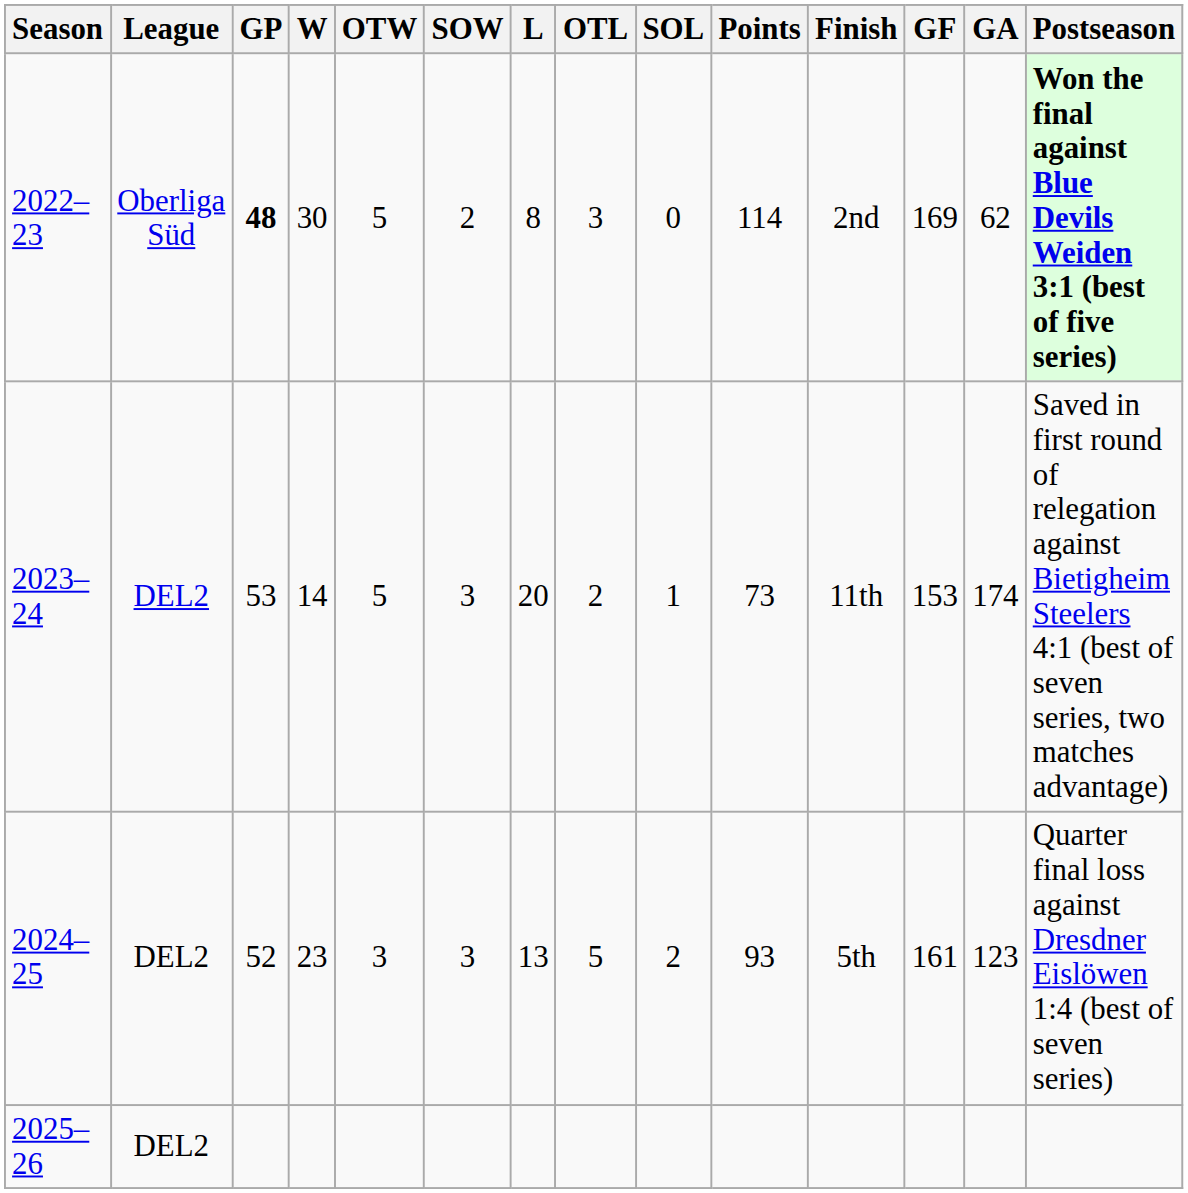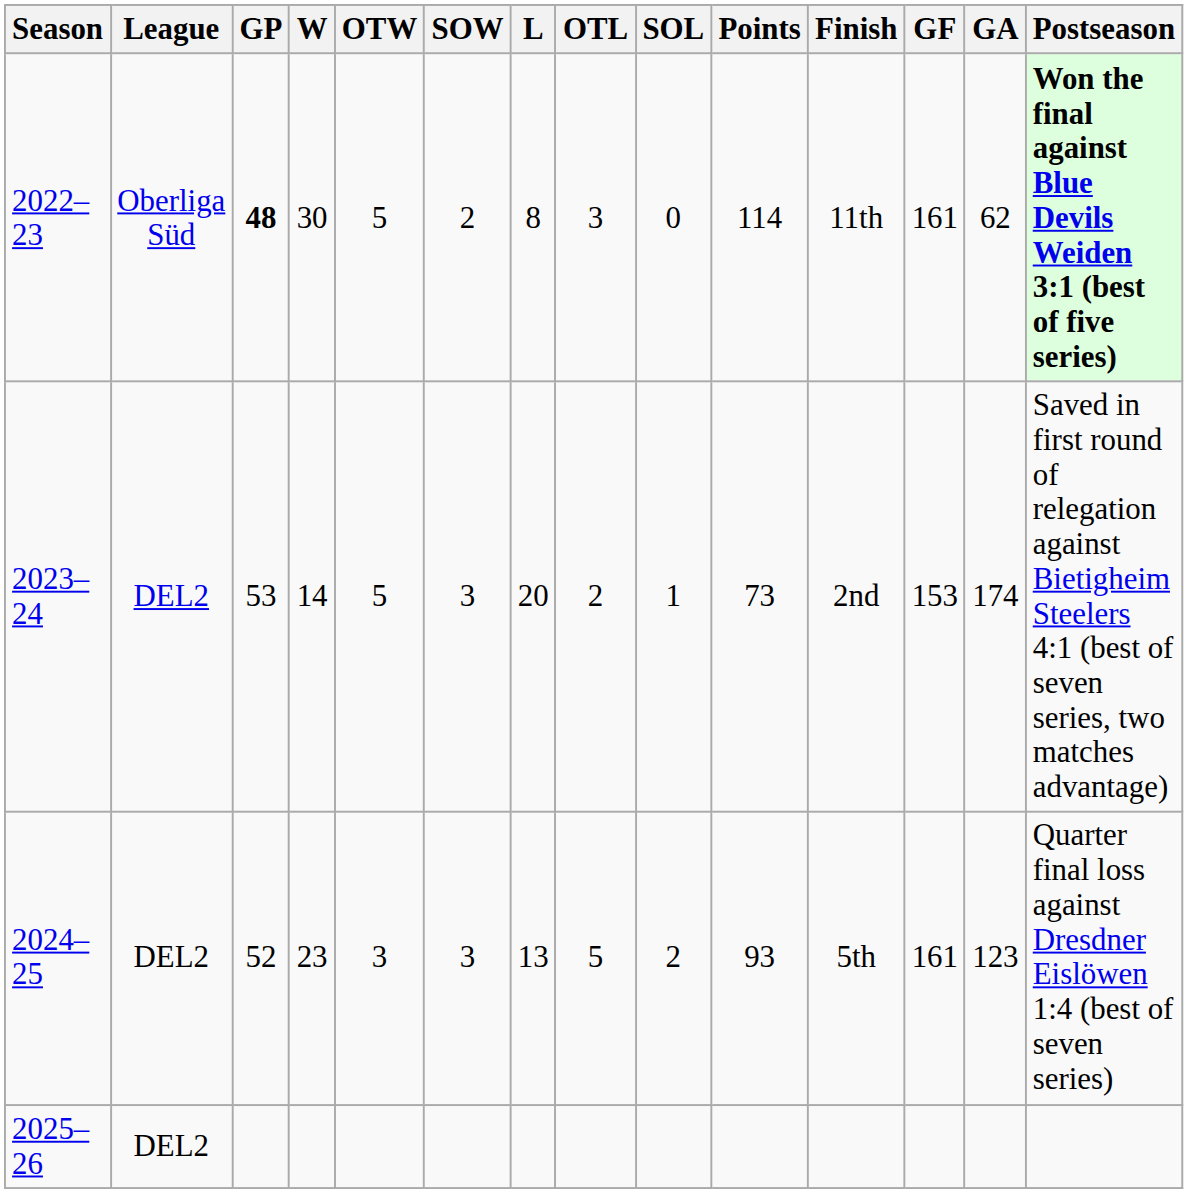(856, 216) 2nd -> (856, 216) 11th
(935, 216) 169 -> (935, 216) 161
(856, 595) 11th -> (856, 595) 2nd
